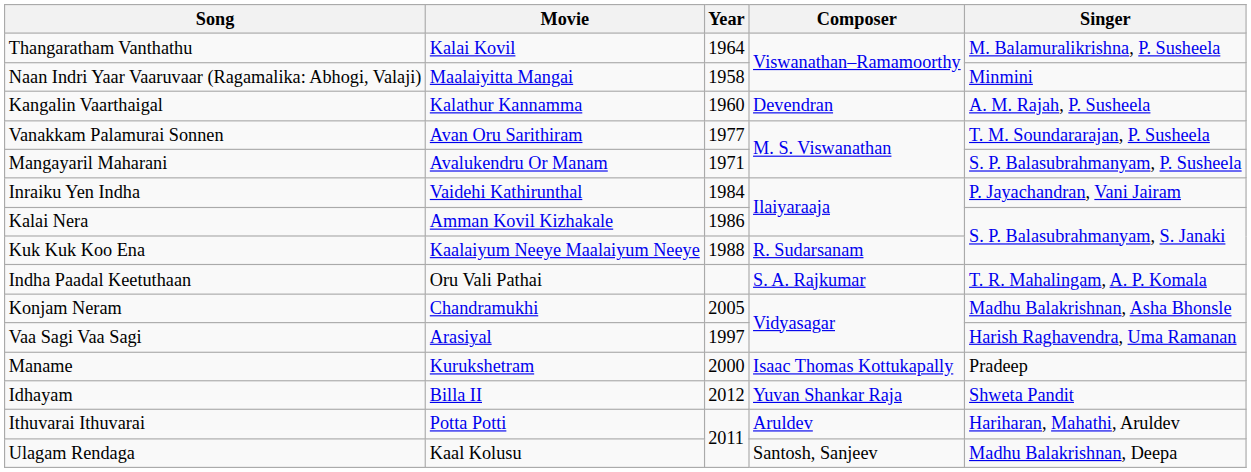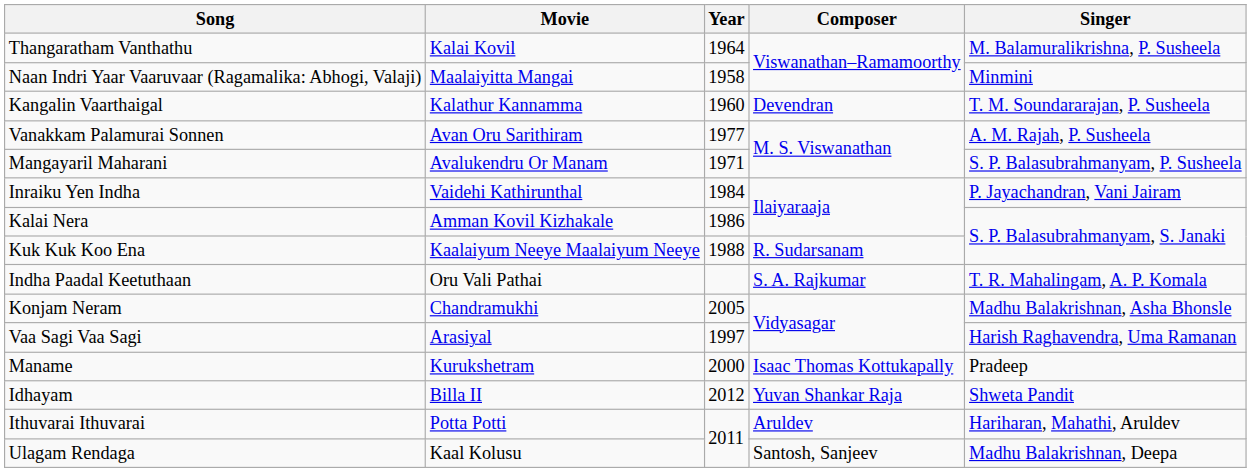(1060, 105) A. M. Rajah, P. Susheela -> (1089, 105) T. M. Soundararajan, P. Susheela
(1089, 134) T. M. Soundararajan, P. Susheela -> (1060, 134) A. M. Rajah, P. Susheela
